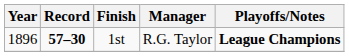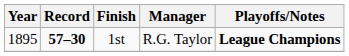(23, 39) 1896 -> (23, 39) 1895
